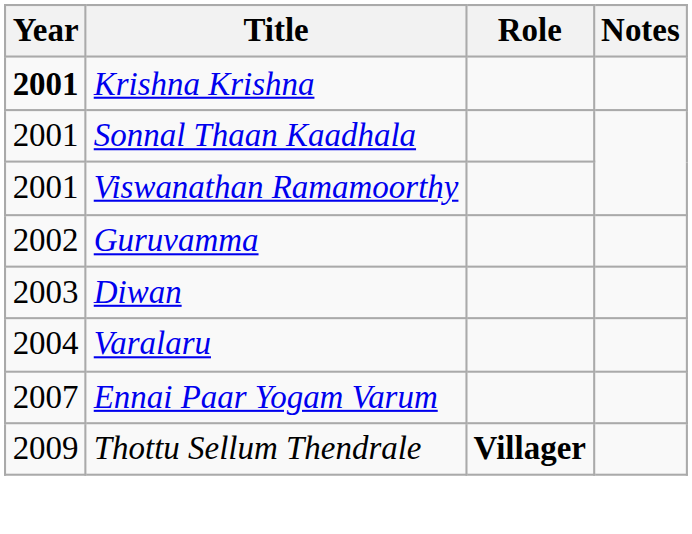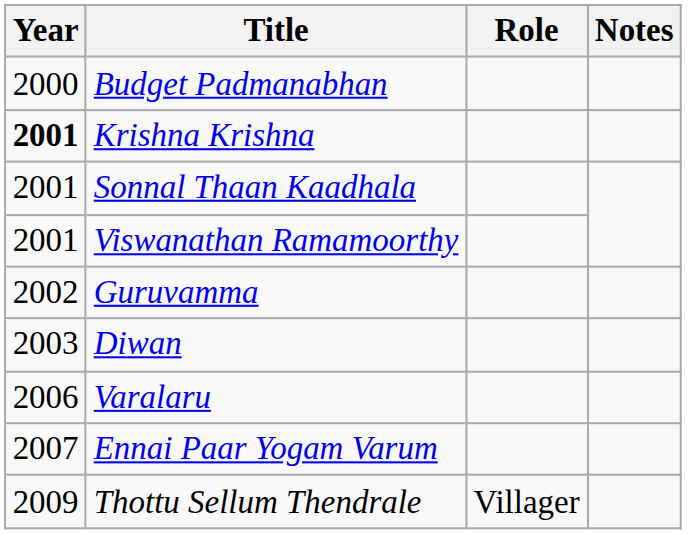+ row: (241, 82)
(46, 344) 2004 -> (46, 396) 2006
(530, 448) bold -> (527, 501) normal
